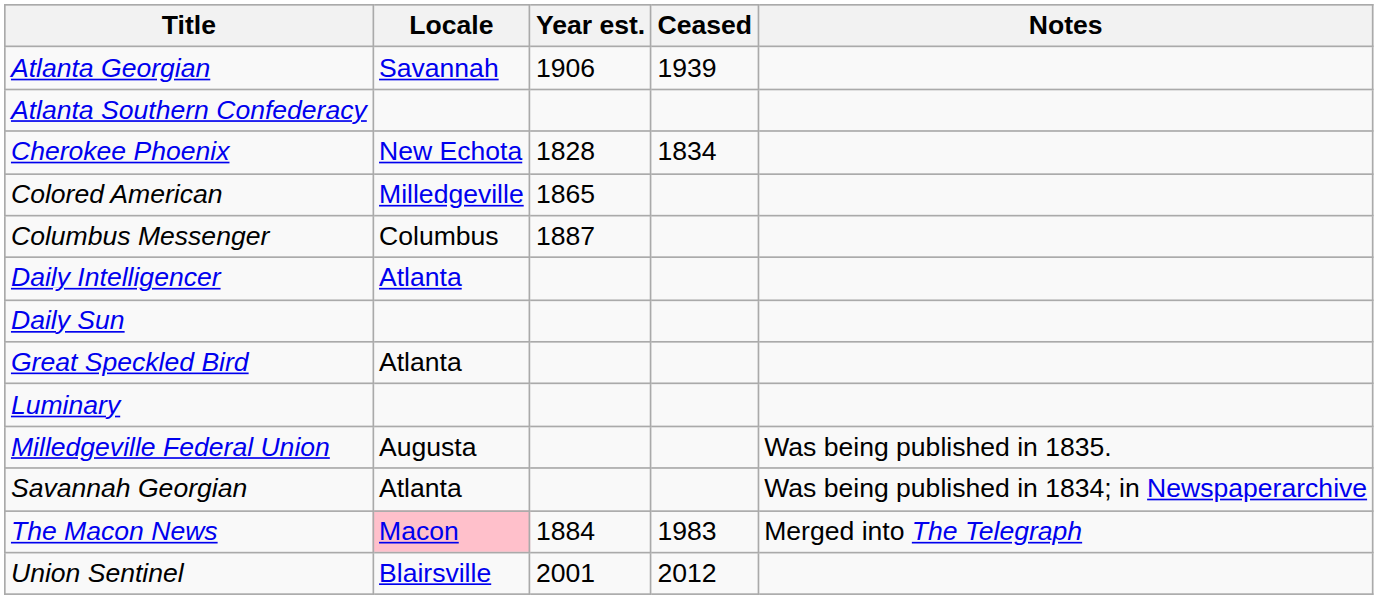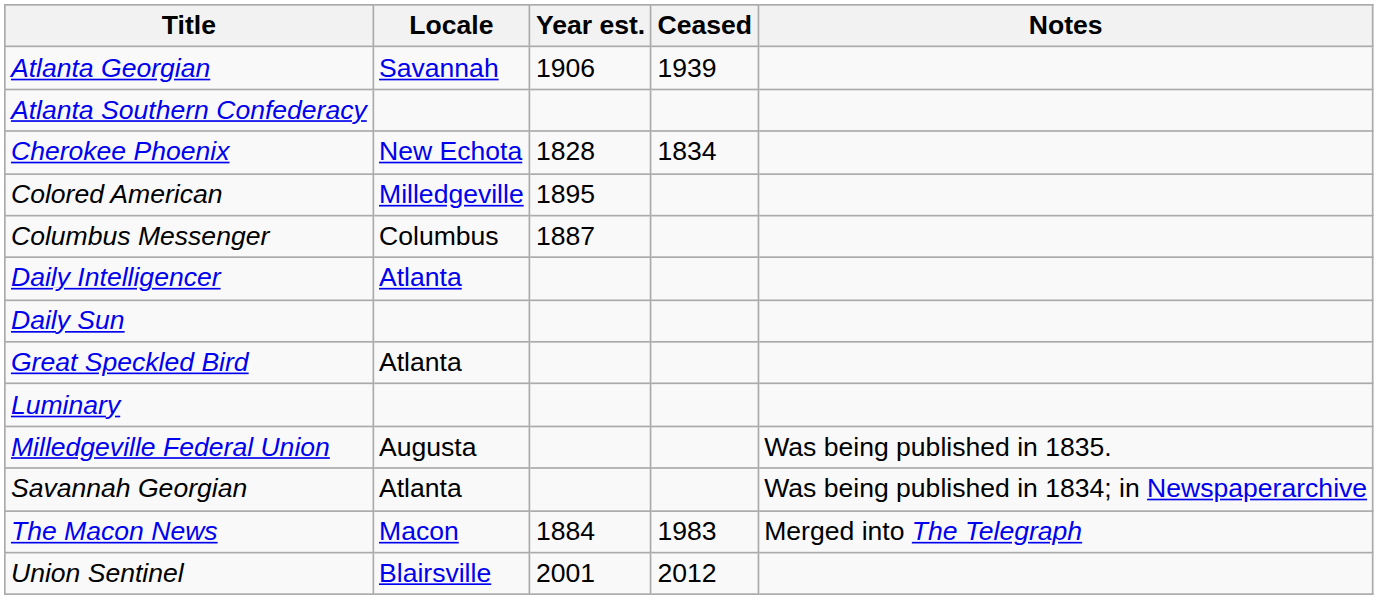(565, 194) 1865 -> (565, 194) 1895
(419, 531) pink background -> (419, 531) no background
